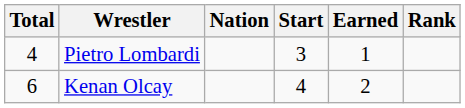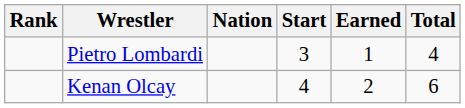columns swapped: (432, 20) <-> (32, 20)
